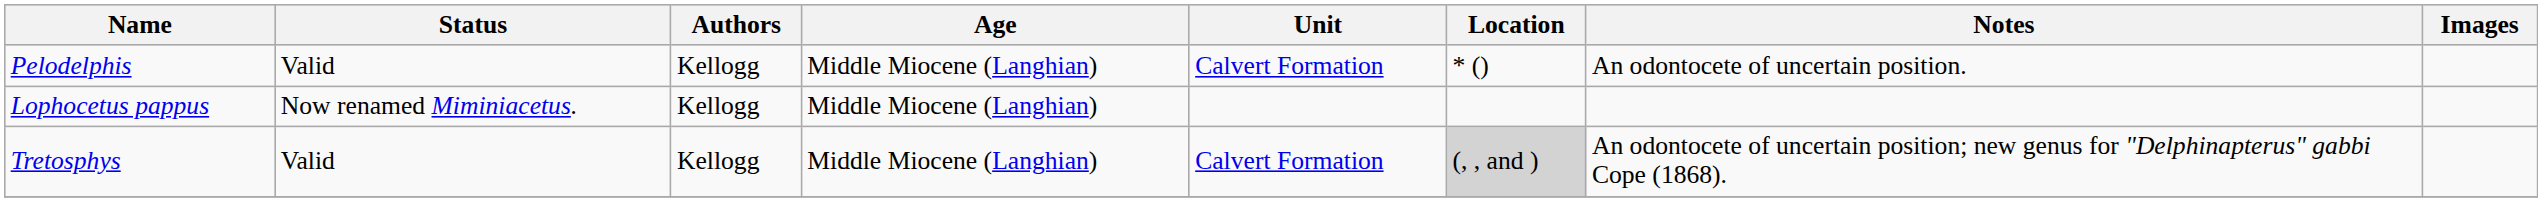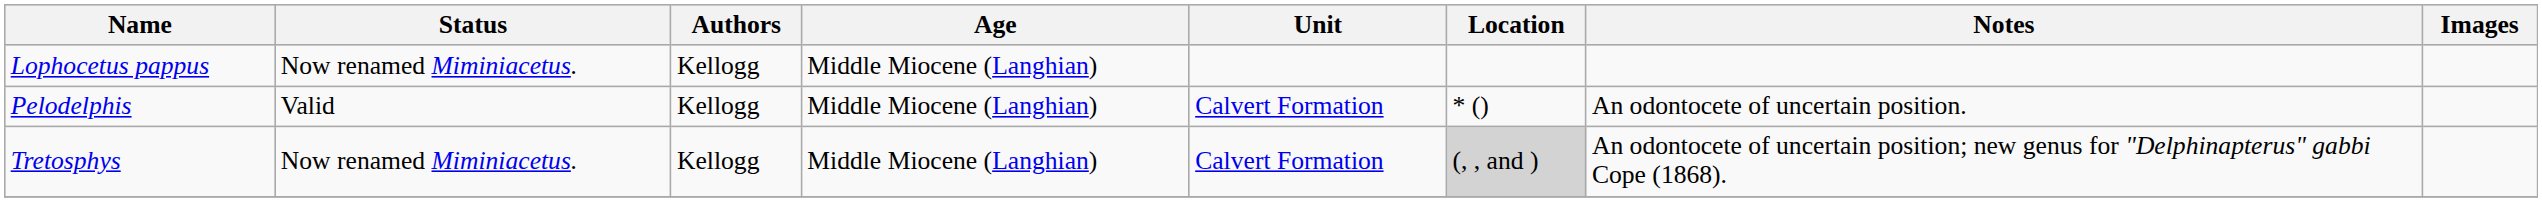rows swapped: (110, 106) <-> (71, 65)
(308, 161) Valid -> (429, 161) Now renamed Miminiacetus.
